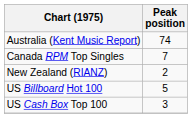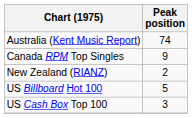(165, 56) 7 -> (165, 56) 9
